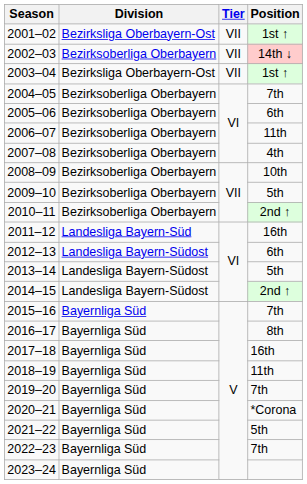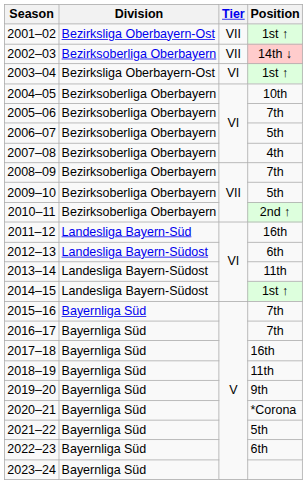(233, 73) VII -> (233, 73) VI
(275, 93) 7th -> (275, 93) 10th
(275, 113) 6th -> (275, 113) 7th
(275, 133) 11th -> (275, 133) 5th
(275, 172) 10th -> (275, 172) 7th
(275, 271) 5th -> (275, 271) 11th
(275, 291) 2nd ↑ -> (275, 291) 1st ↑
(275, 331) 8th -> (275, 331) 7th
(259, 390) 7th -> (259, 390) 9th
(259, 449) 7th -> (259, 449) 6th
